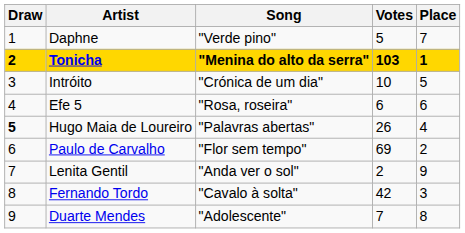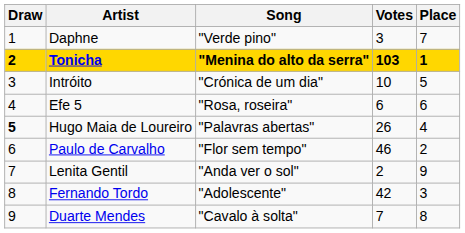(380, 37) 5 -> (380, 37) 3
(384, 149) 69 -> (384, 149) 46
(248, 194) "Cavalo à solta" -> (242, 194) "Adolescente"
(242, 216) "Adolescente" -> (248, 216) "Cavalo à solta"
